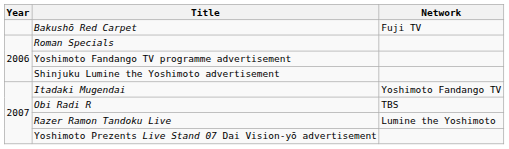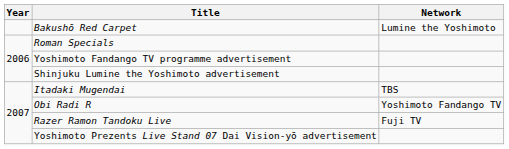(401, 28) Fuji TV -> (438, 28) Lumine the Yoshimoto
(441, 89) Yoshimoto Fandango TV -> (390, 89) TBS
(390, 105) TBS -> (441, 105) Yoshimoto Fandango TV
(438, 120) Lumine the Yoshimoto -> (401, 120) Fuji TV
